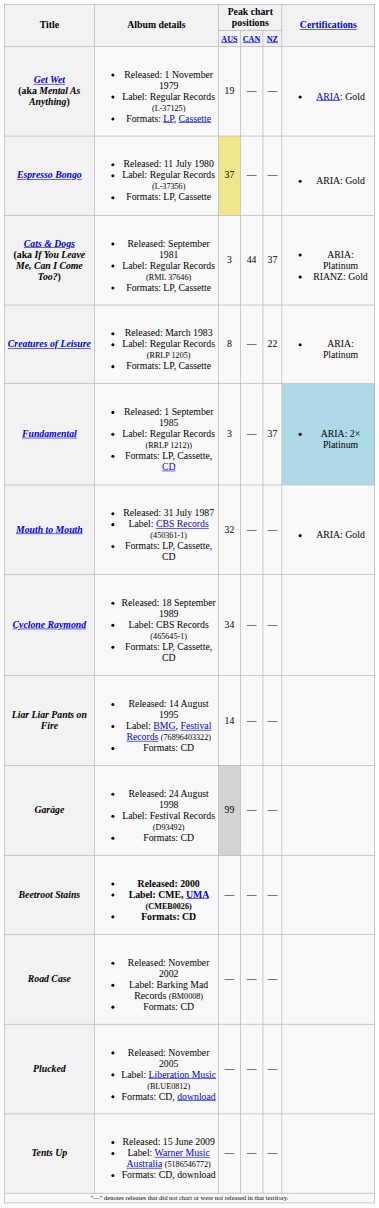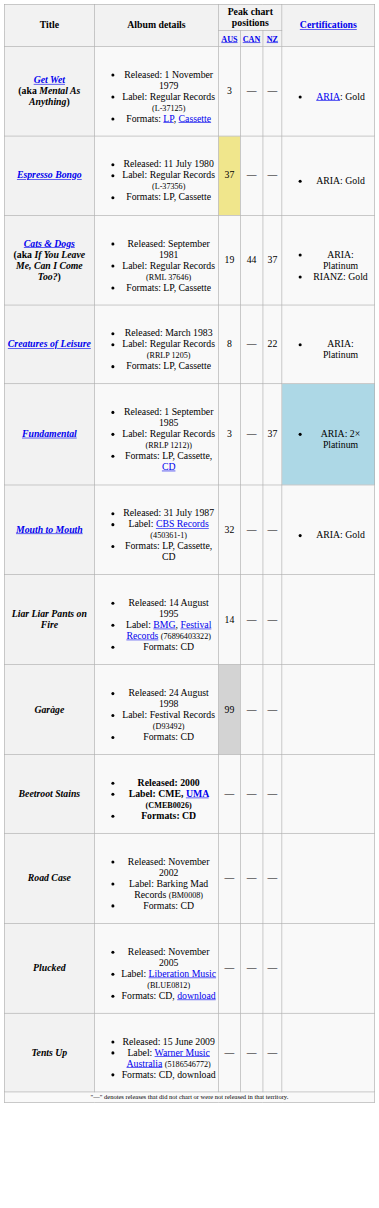(229, 91) 19 -> (229, 91) 3
(229, 260) 3 -> (229, 260) 19
- row: (49, 625)
